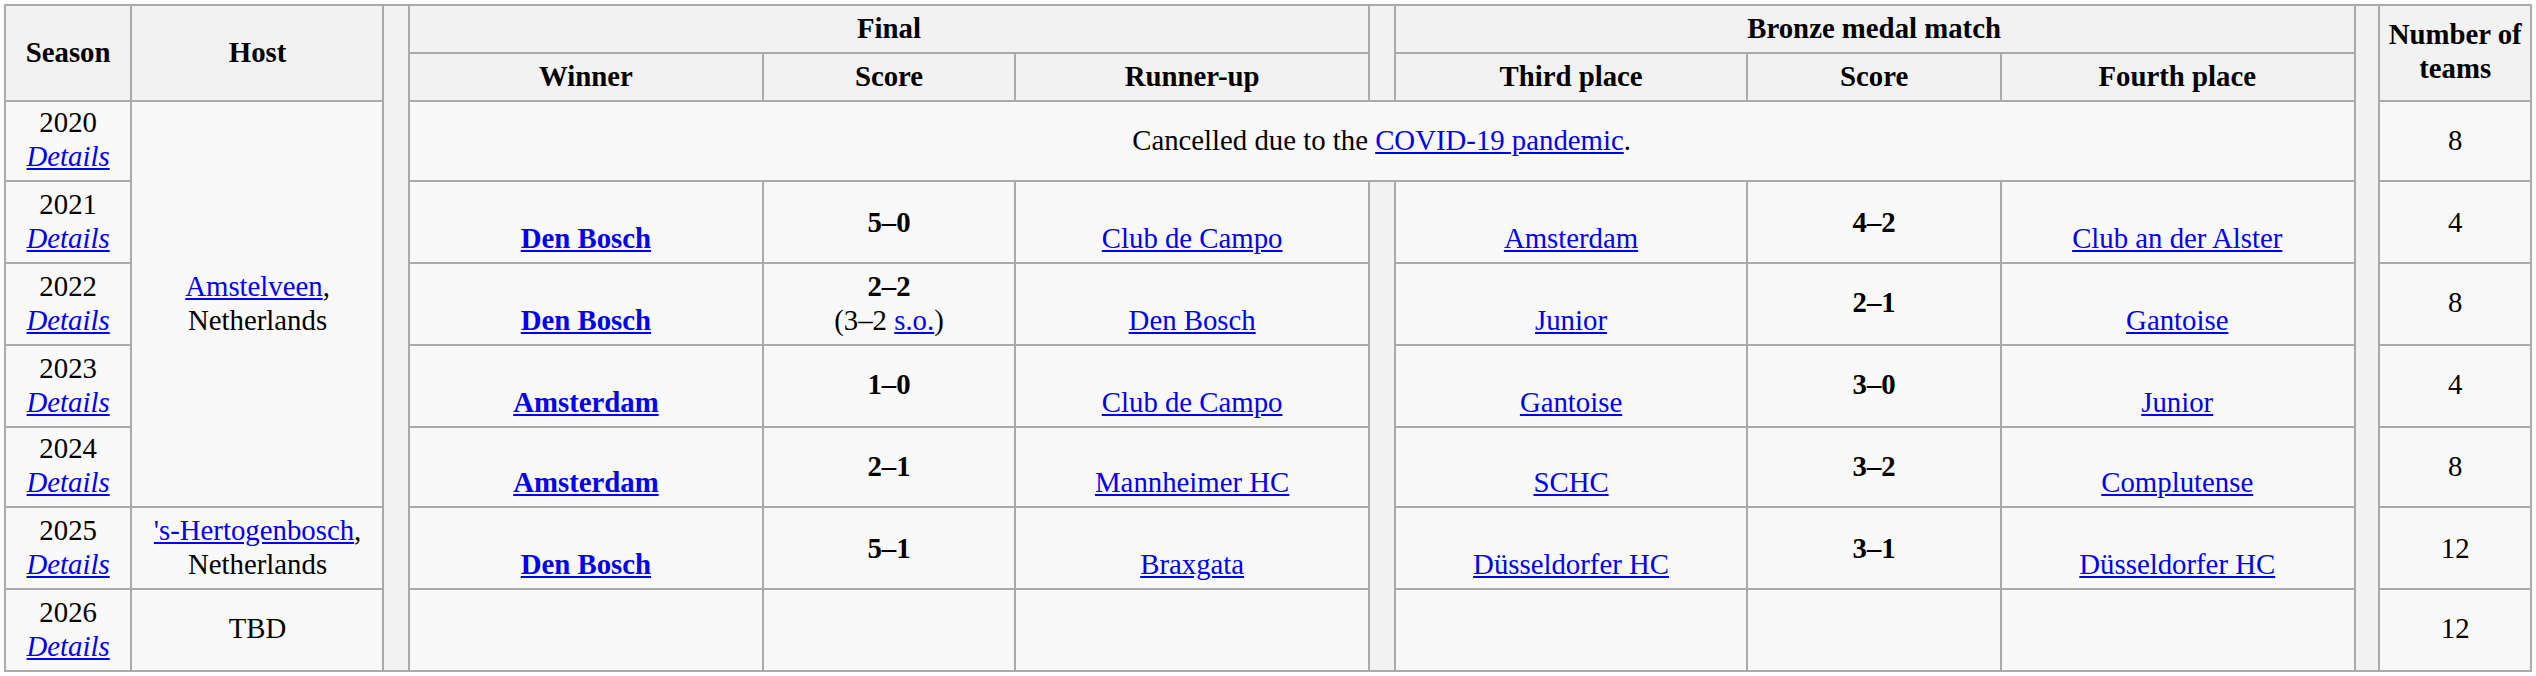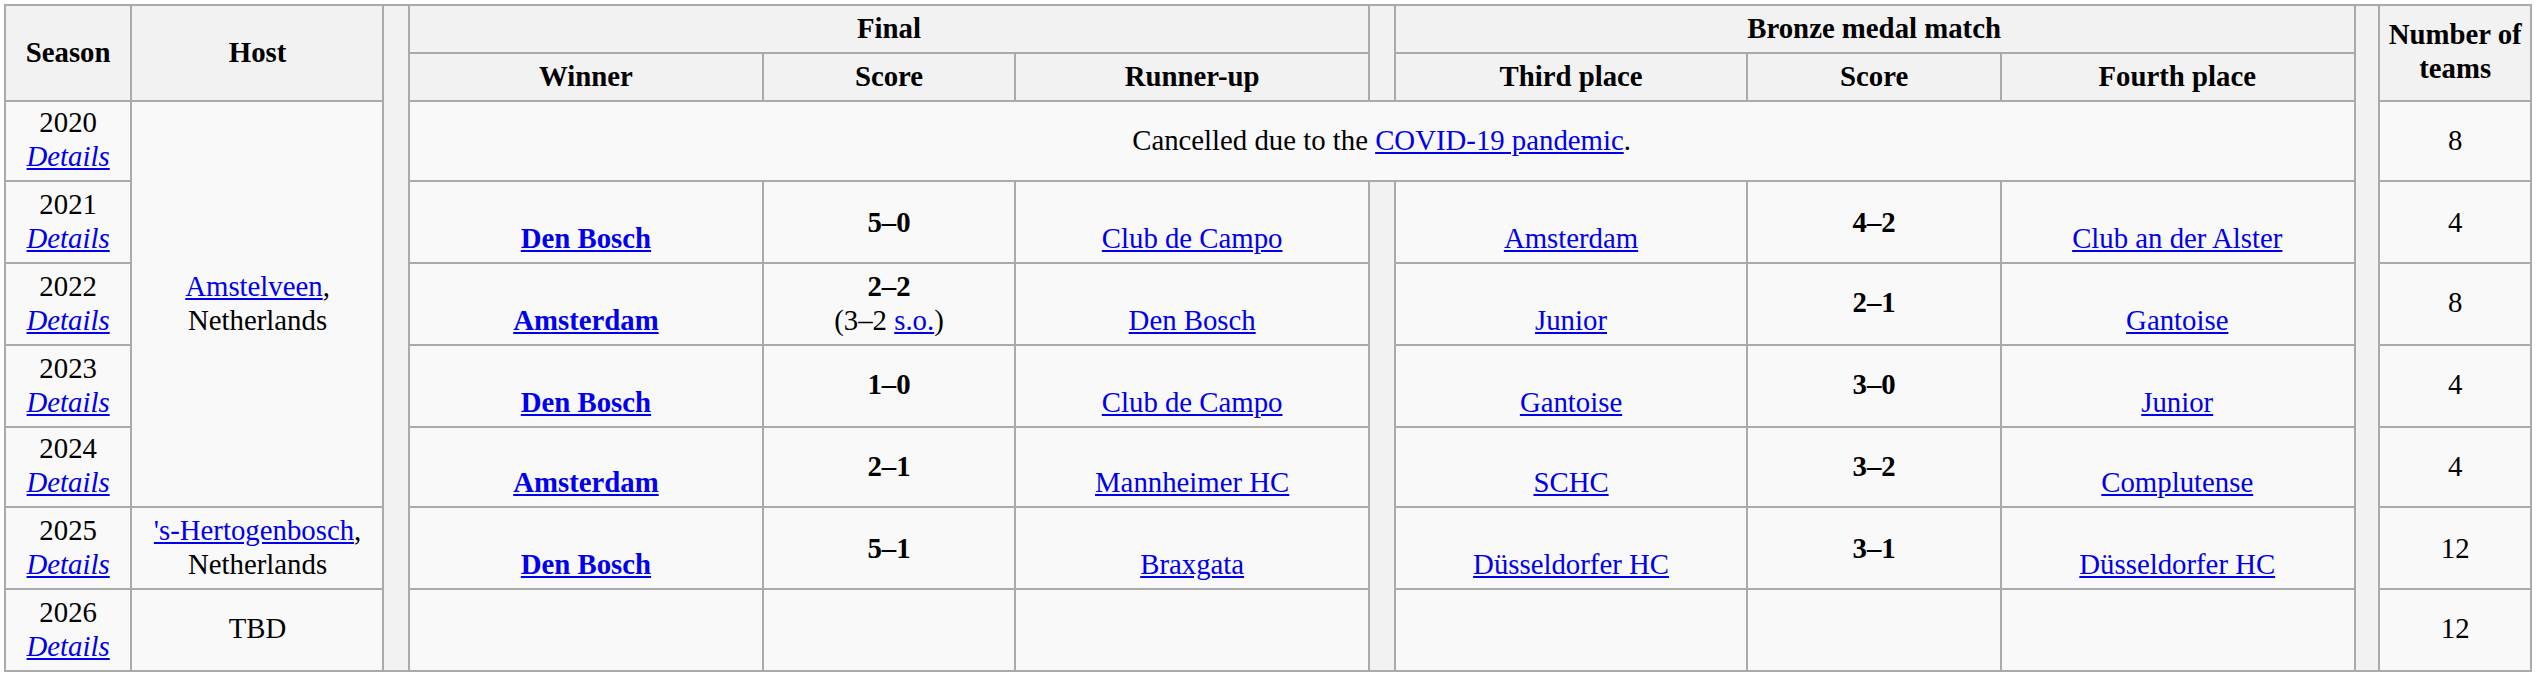(586, 320) Den Bosch -> (586, 320) Amsterdam
(586, 402) Amsterdam -> (586, 402) Den Bosch
(2455, 466) 8 -> (2455, 466) 4
